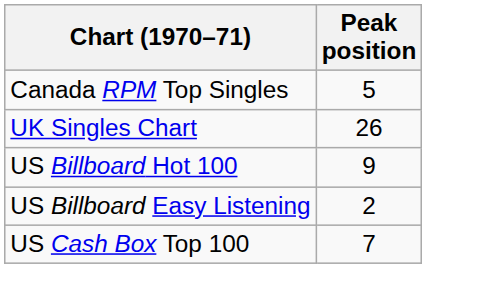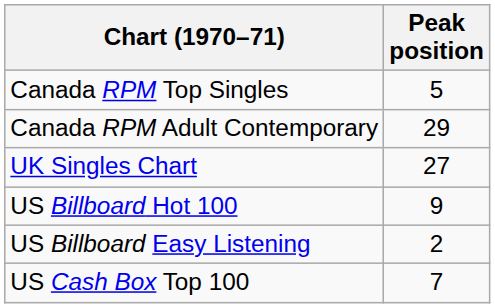+ row: (194, 128)
(369, 128) 26 -> (437, 166) 27
